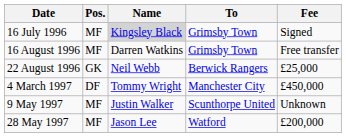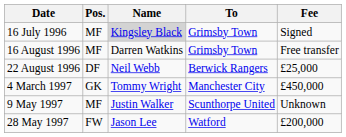(94, 68) GK -> (93, 68) DF
(93, 86) DF -> (94, 86) GK
(94, 123) MF -> (94, 123) FW
